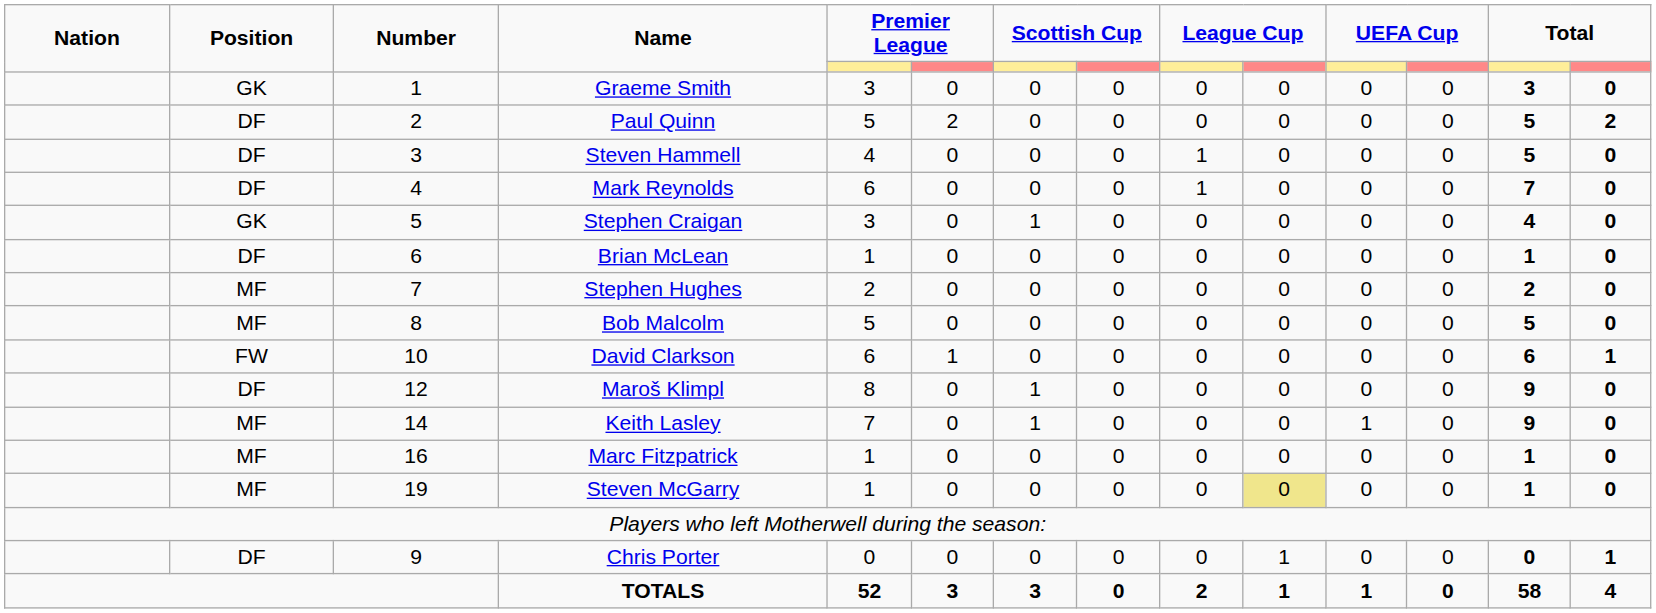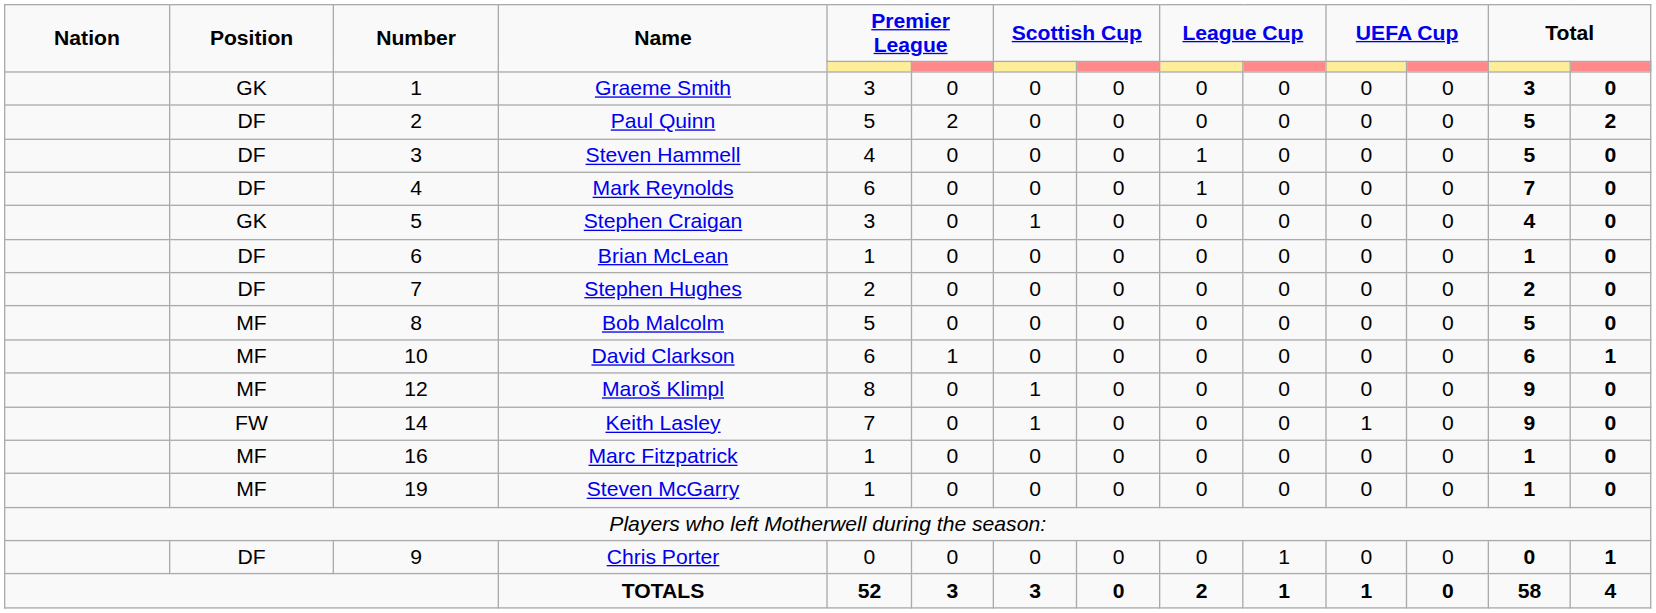(252, 289) MF -> (252, 289) DF
(252, 356) FW -> (252, 356) MF
(252, 389) DF -> (252, 389) MF
(252, 423) MF -> (252, 423) FW
(1284, 490) khaki background -> (1284, 490) no background
